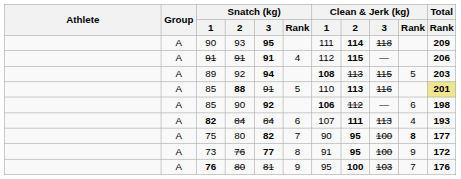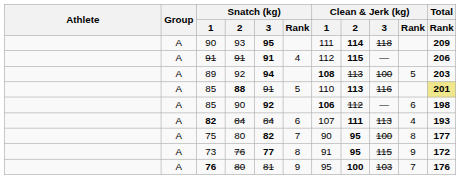(384, 74) 115 -> (384, 74) 100
(413, 136) bold -> (413, 136) normal
(384, 151) 100 -> (384, 151) 115
